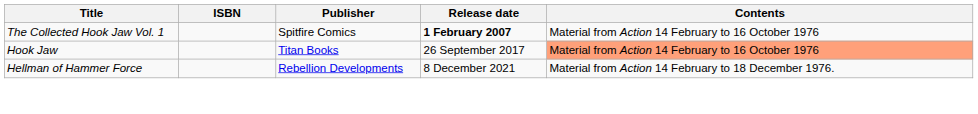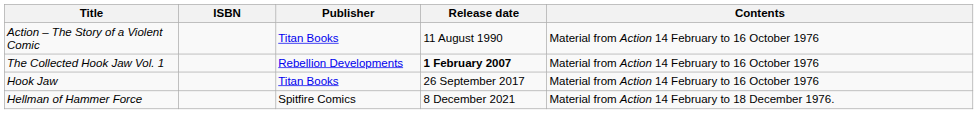+ row: (85, 38)
(317, 31) Spitfire Comics -> (341, 63) Rebellion Developments
(684, 50) lightsalmon background -> (684, 81) no background
(341, 68) Rebellion Developments -> (317, 99) Spitfire Comics
